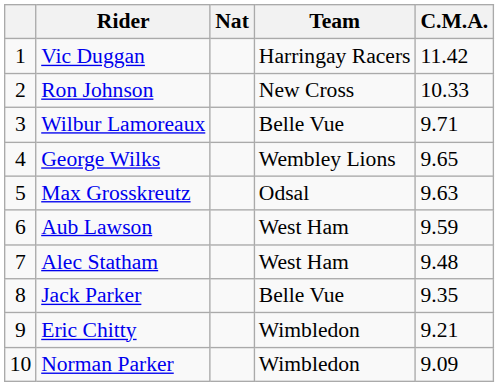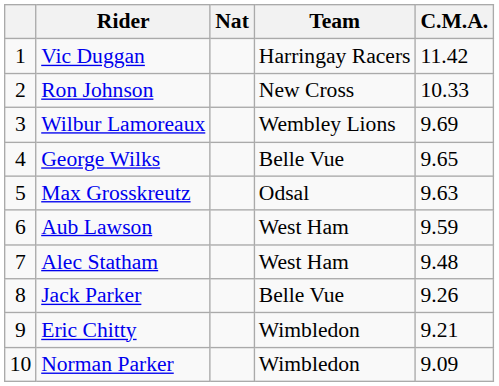(301, 124) Belle Vue -> (327, 124) Wembley Lions
(439, 124) 9.71 -> (439, 124) 9.69
(327, 158) Wembley Lions -> (301, 158) Belle Vue
(439, 295) 9.35 -> (439, 295) 9.26
